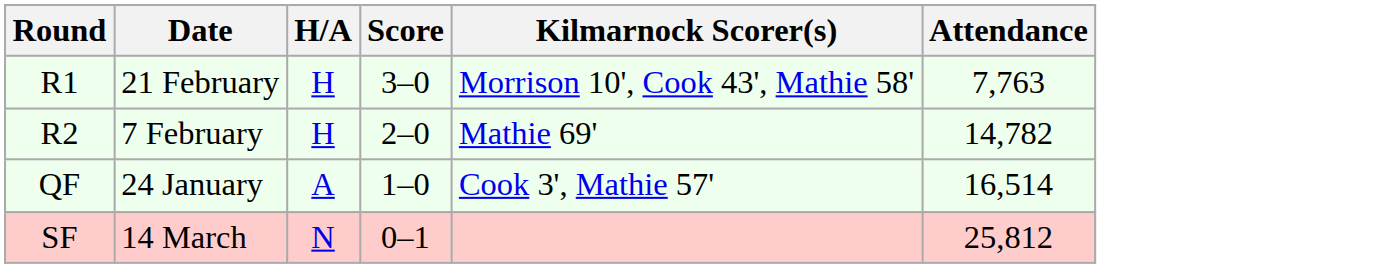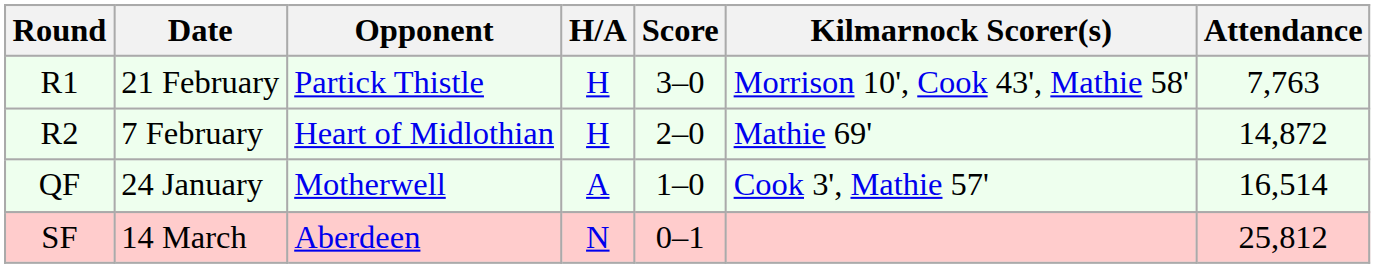+ column: (424, 30)
(1008, 133) 14,782 -> (1283, 133) 14,872
